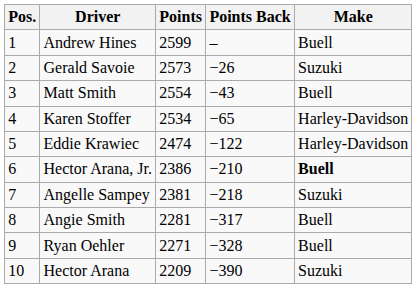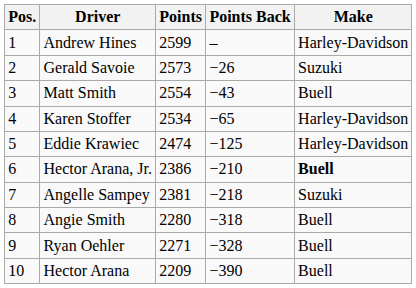(315, 42) Buell -> (353, 42) Harley-Davidson
(226, 144) −122 -> (226, 144) −125
(175, 220) 2281 -> (175, 220) 2280
(226, 220) −317 -> (226, 220) −318
(320, 270) Suzuki -> (315, 270) Buell
